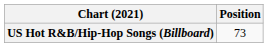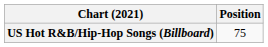(240, 33) 73 -> (240, 33) 75
